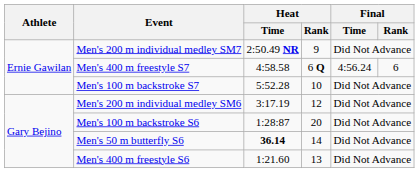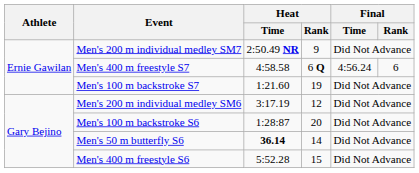(273, 86) 5:52.28 -> (273, 86) 1:21.60
(316, 86) 10 -> (316, 86) 19
(273, 159) 1:21.60 -> (273, 159) 5:52.28
(316, 159) 13 -> (316, 159) 15
